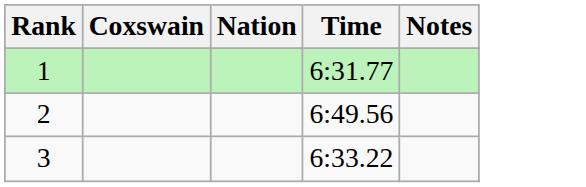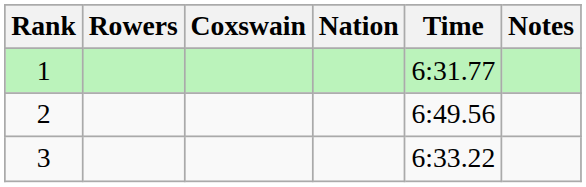+ column: (133, 26)
